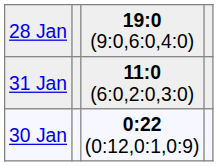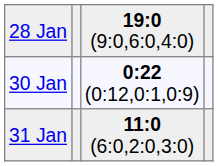rows swapped: (38, 135) <-> (38, 83)
